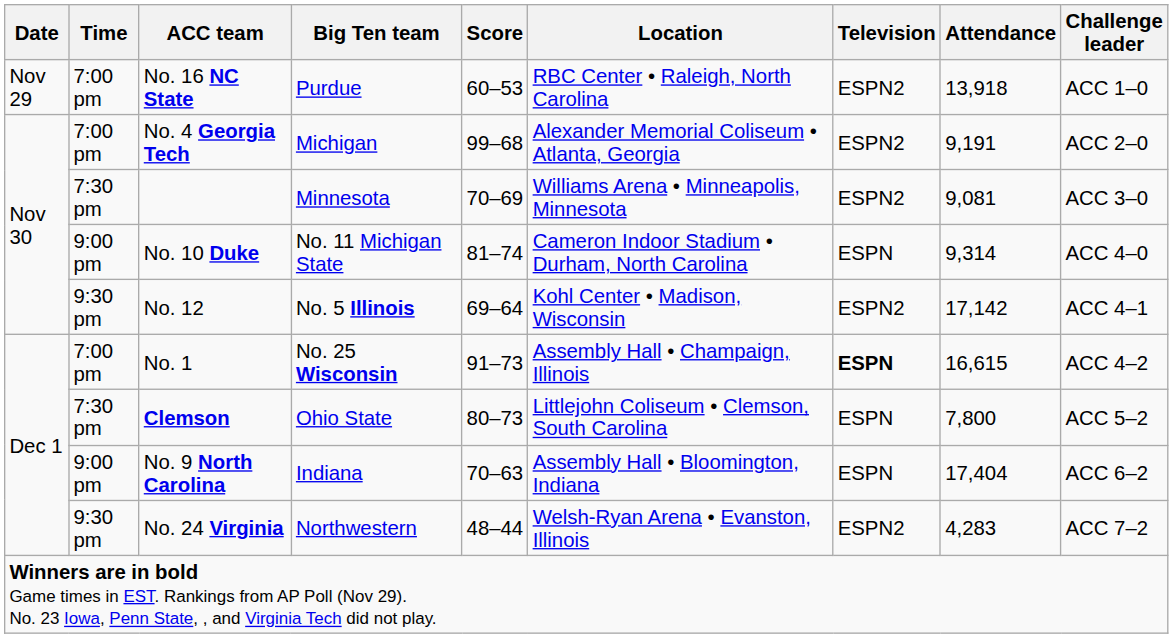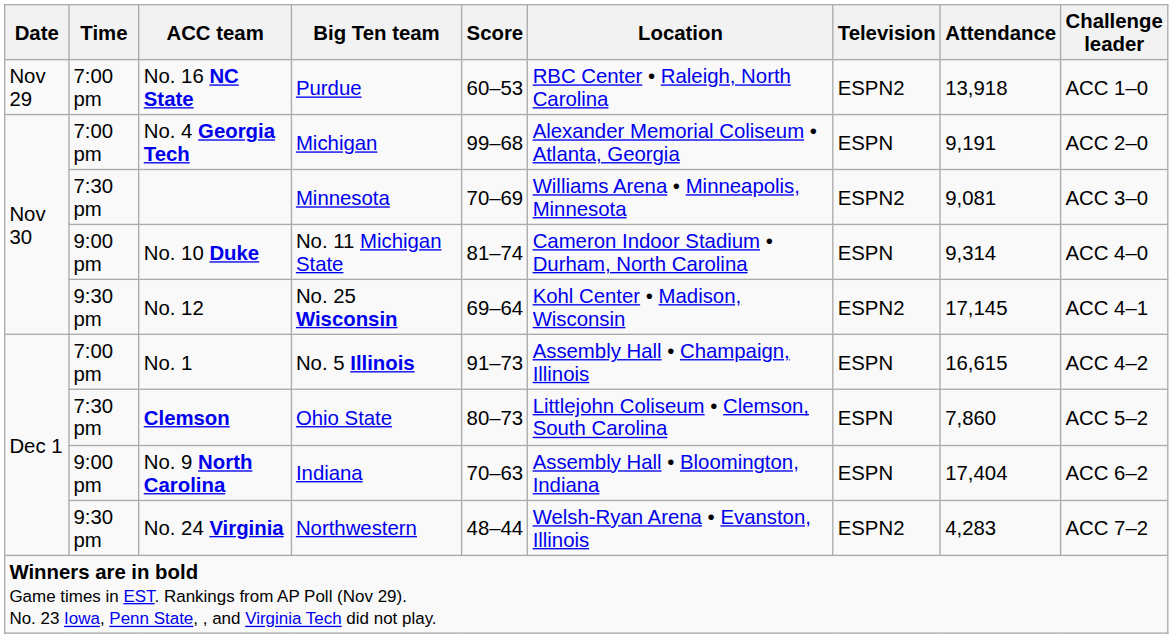(871, 142) ESPN2 -> (865, 142) ESPN
(355, 307) No. 5 Illinois -> (347, 307) No. 25 Wisconsin
(976, 307) 17,142 -> (976, 307) 17,145
(347, 363) No. 25 Wisconsin -> (355, 363) No. 5 Illinois
(865, 363) bold -> (865, 363) normal
(971, 418) 7,800 -> (971, 418) 7,860
